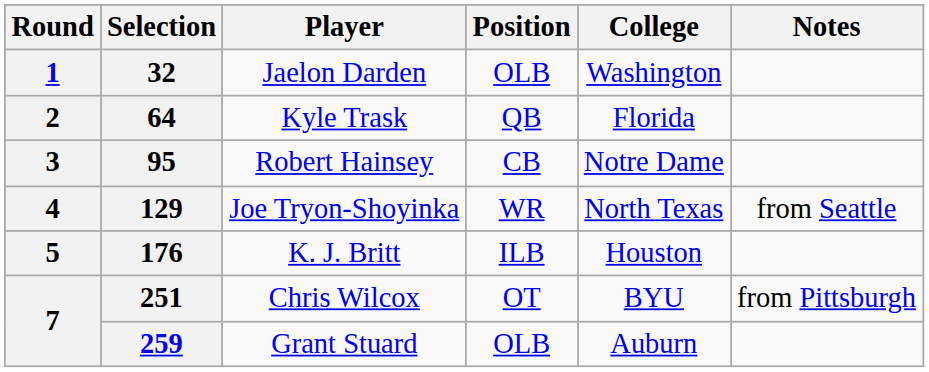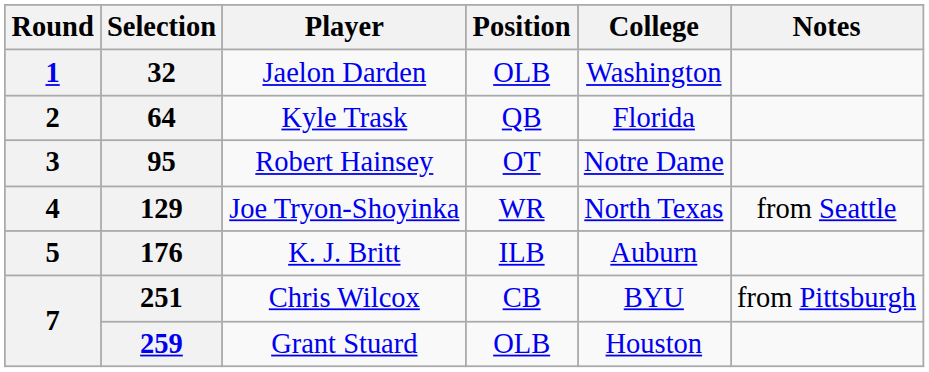(522, 162) CB -> (522, 162) OT
(654, 252) Houston -> (654, 252) Auburn
(522, 298) OT -> (522, 298) CB
(654, 343) Auburn -> (654, 343) Houston
